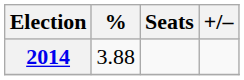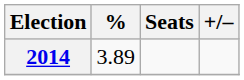(116, 56) 3.88 -> (116, 56) 3.89
